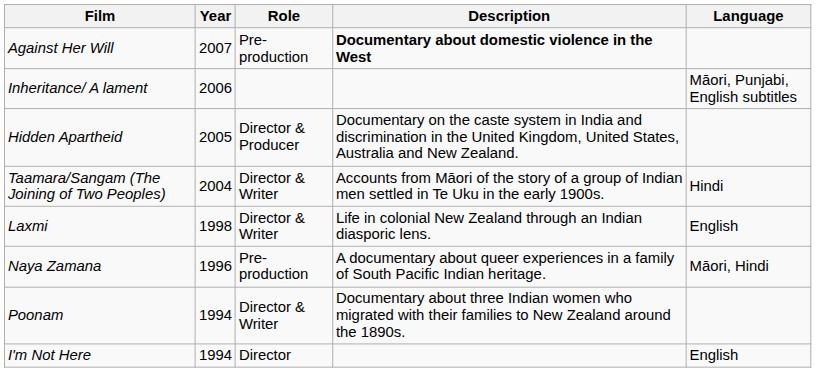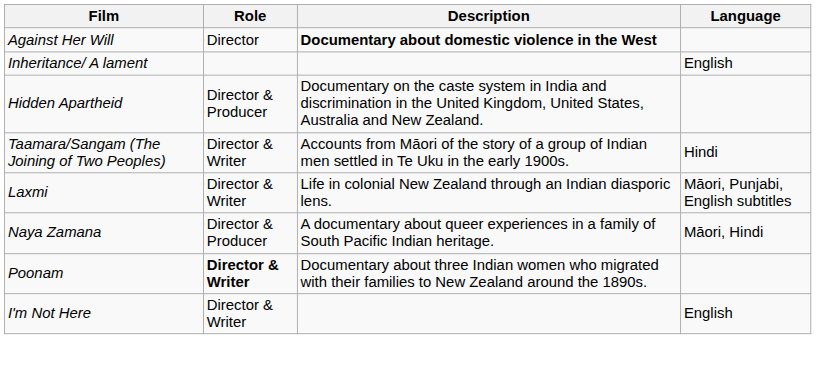- column: (215, 16)
(274, 48) Pre-production -> (233, 39) Director
(743, 88) Māori, Punjabi, English subtitles -> (708, 63) English
(714, 226) English -> (738, 192) Māori, Punjabi, English subtitles
(274, 266) Pre-production -> (240, 233) Director & Producer
(272, 315) normal -> (243, 273) bold
(265, 355) Director -> (240, 313) Director & Writer
